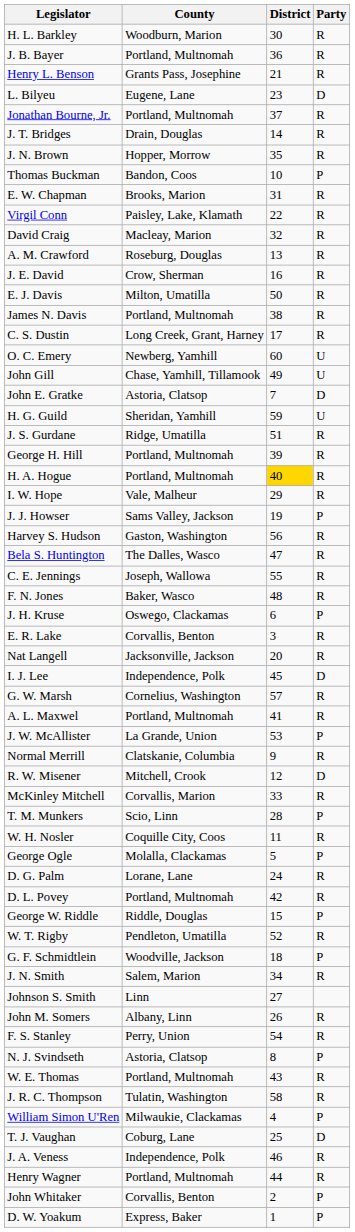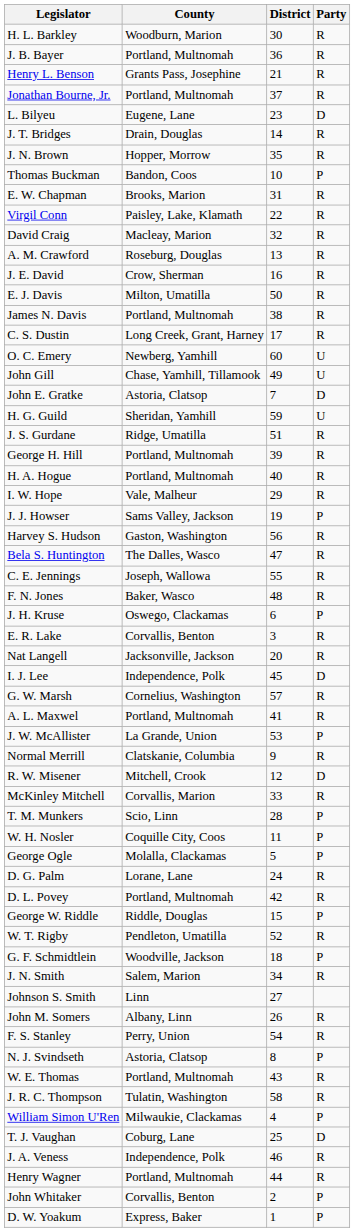rows swapped: (31, 94) <-> (59, 114)
(276, 475) gold background -> (276, 475) no background
(320, 836) R -> (320, 836) P
